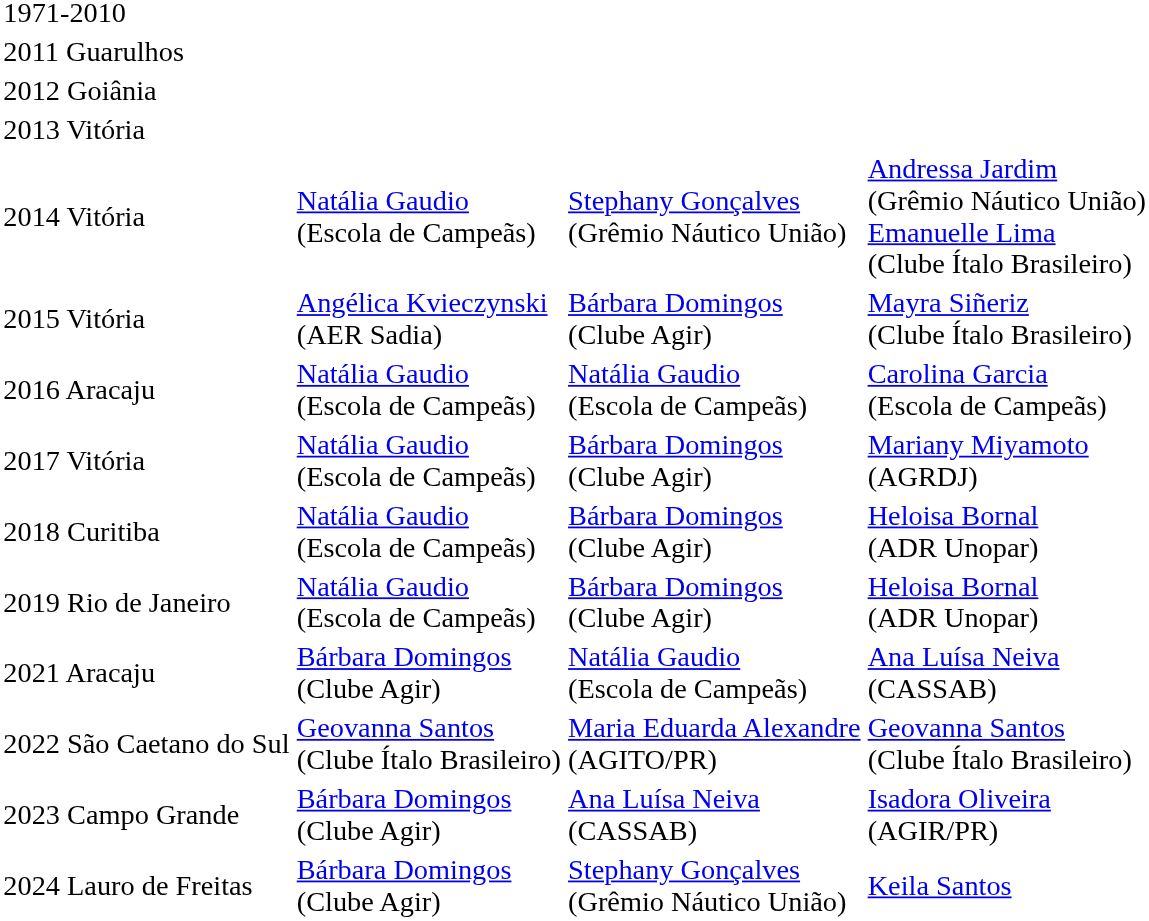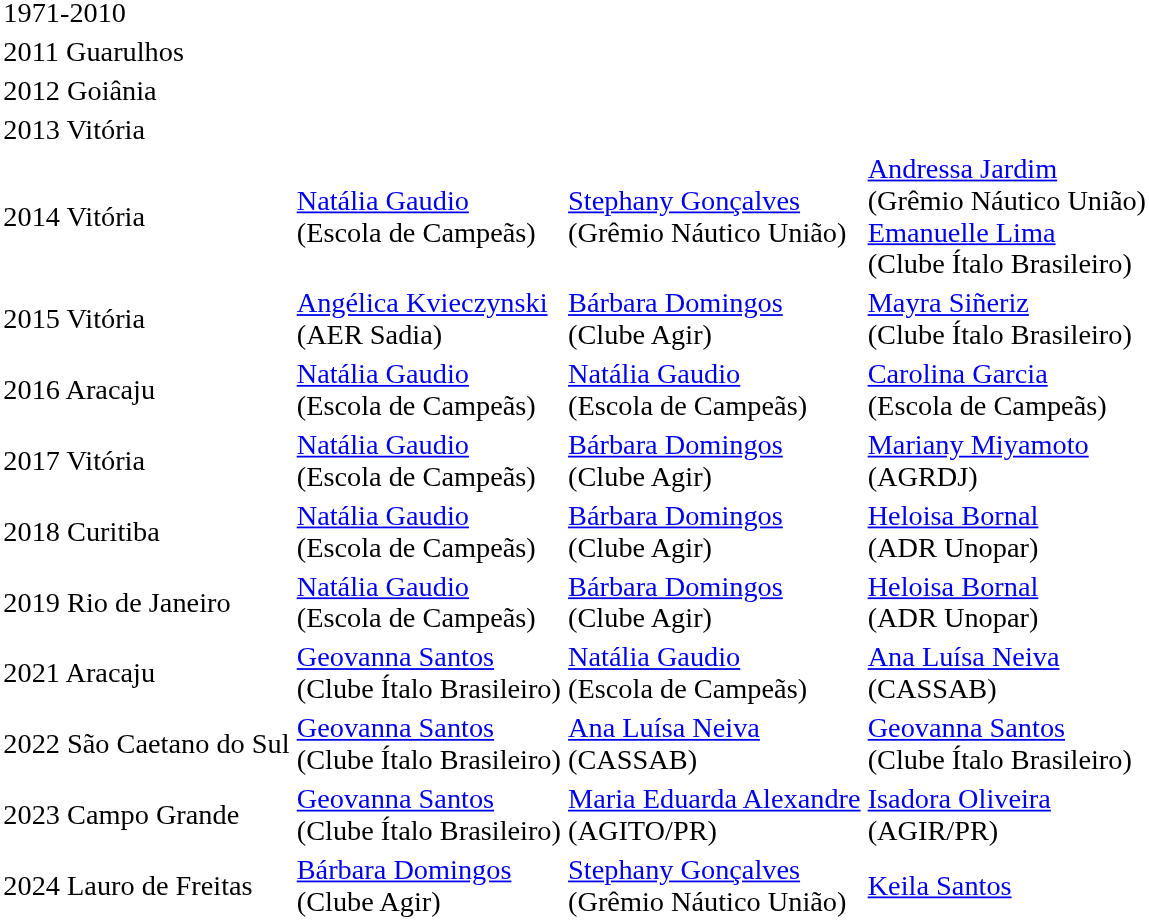(404, 673) Bárbara Domingos (Clube Agir) -> (429, 673) Geovanna Santos (Clube Ítalo Brasileiro)
(714, 743) Maria Eduarda Alexandre (AGITO/PR) -> (664, 743) Ana Luísa Neiva (CASSAB)
(404, 814) Bárbara Domingos (Clube Agir) -> (429, 814) Geovanna Santos (Clube Ítalo Brasileiro)
(664, 814) Ana Luísa Neiva (CASSAB) -> (714, 814) Maria Eduarda Alexandre (AGITO/PR)
